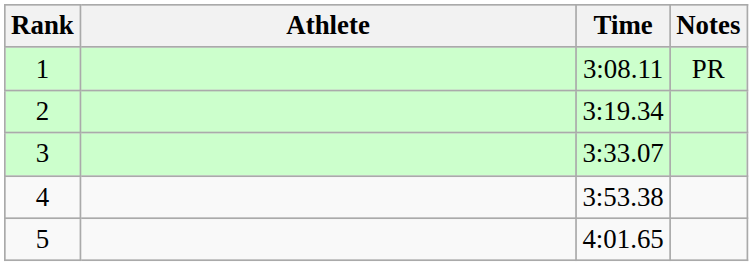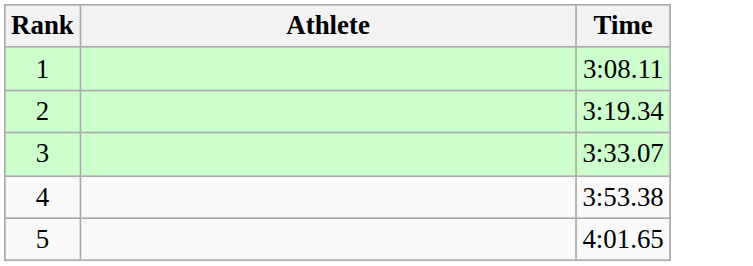- column: (708, 25)
